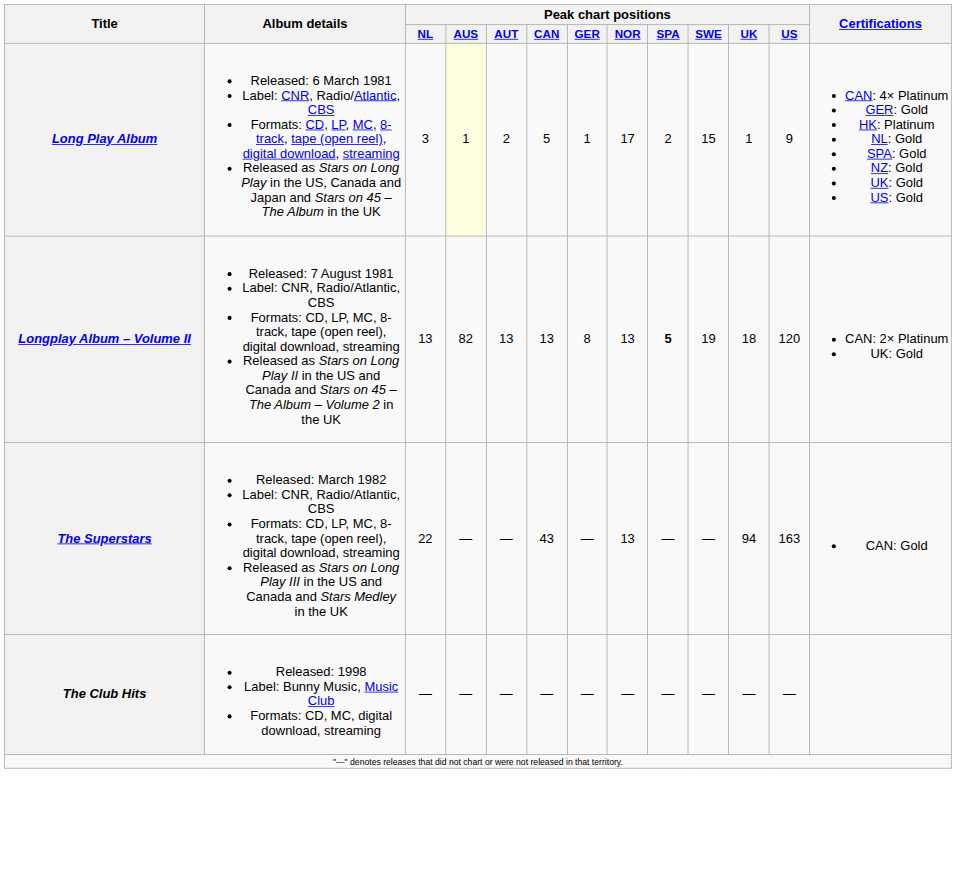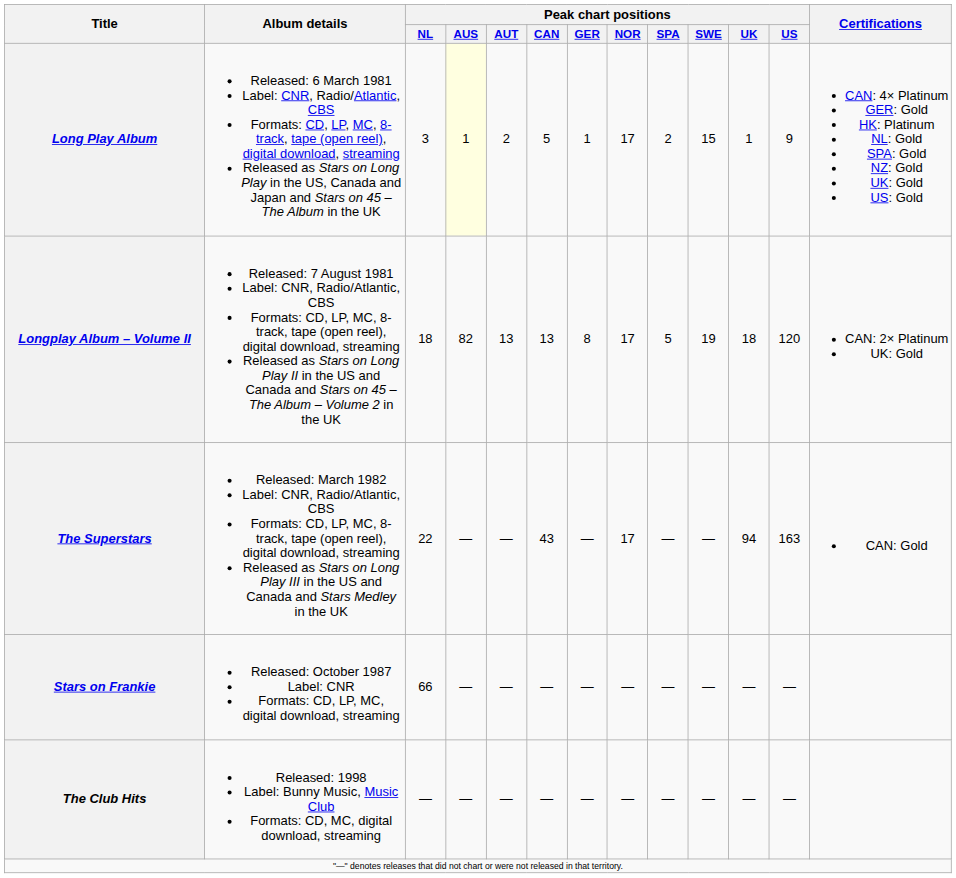(425, 339) 13 -> (425, 339) 18
(628, 339) 13 -> (628, 339) 17
(668, 339) bold -> (668, 339) normal
(628, 538) 13 -> (628, 538) 17
+ row: (105, 687)
